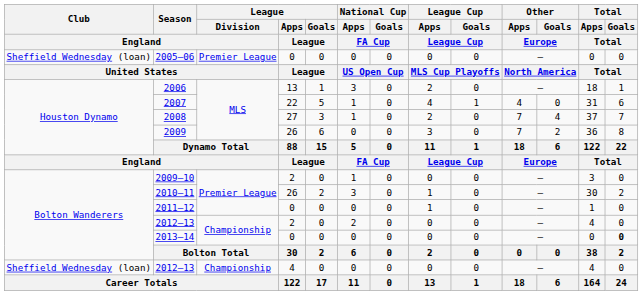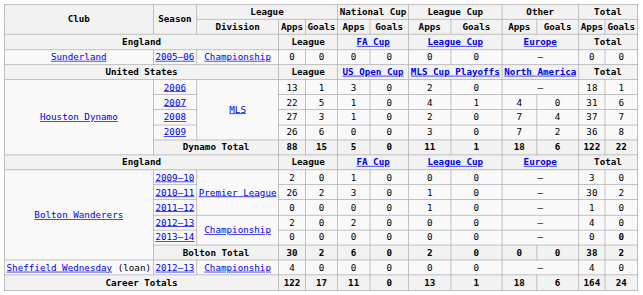(79, 57) Sheffield Wednesday (loan) -> (79, 57) Sunderland
(238, 57) Premier League -> (238, 57) Championship
